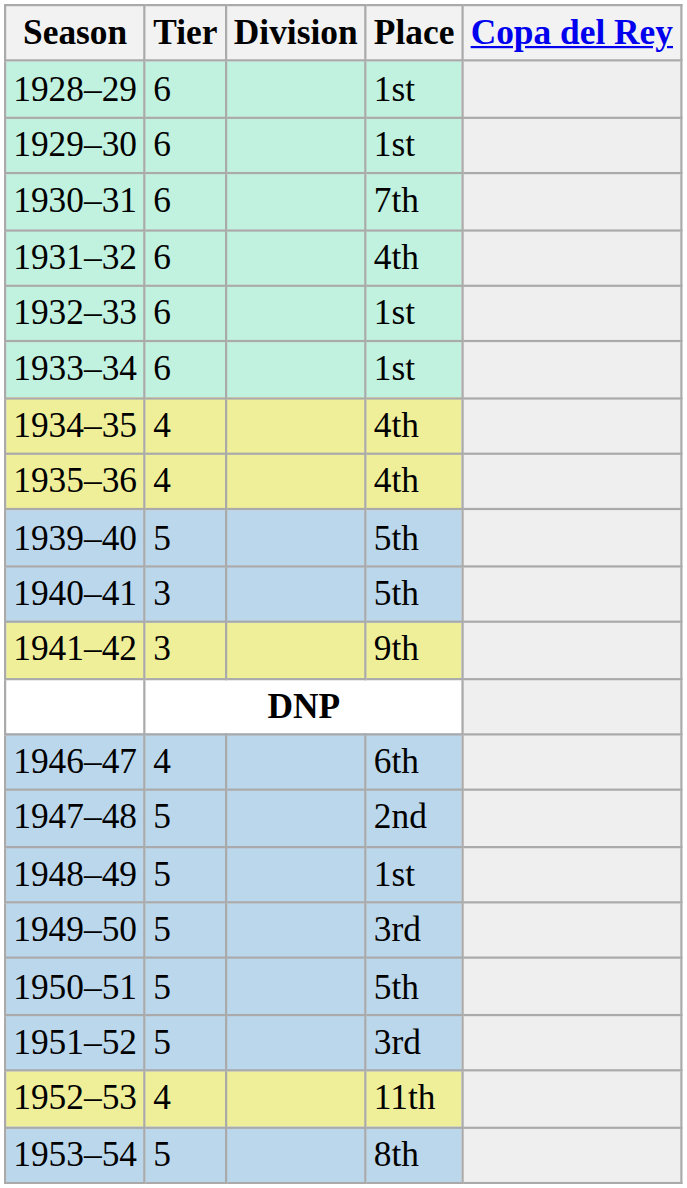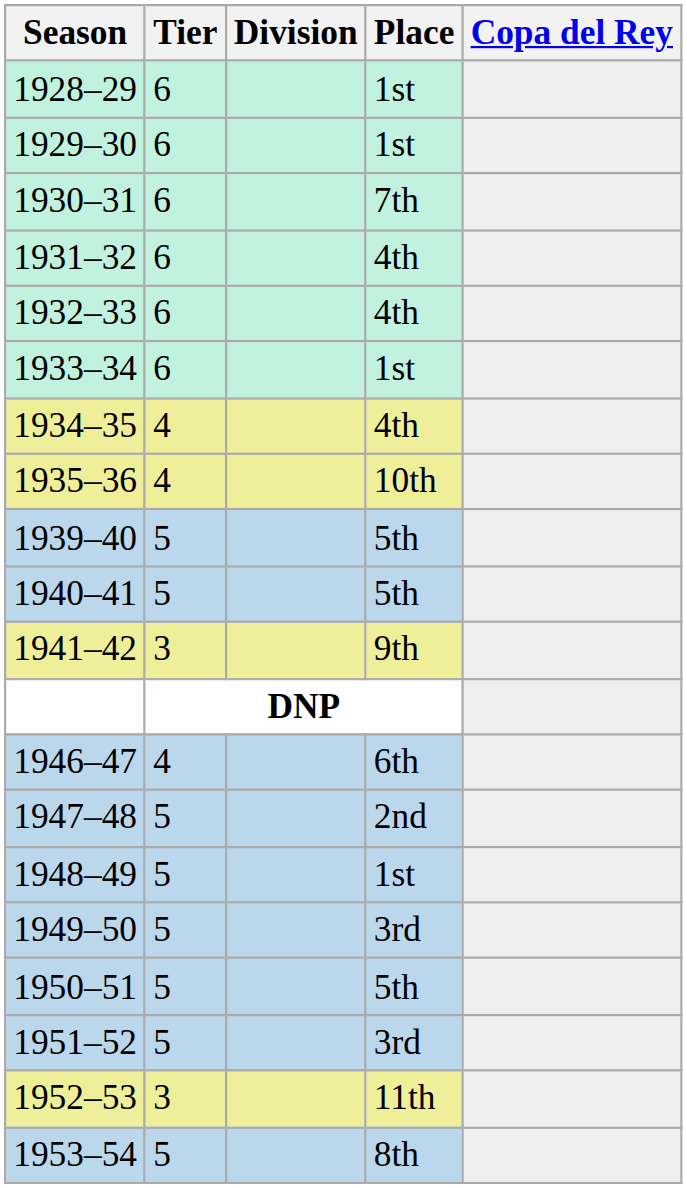(394, 312) 1st -> (396, 312) 4th
(396, 481) 4th -> (405, 481) 10th
(162, 593) 3 -> (162, 593) 5
(162, 1098) 4 -> (162, 1098) 3
